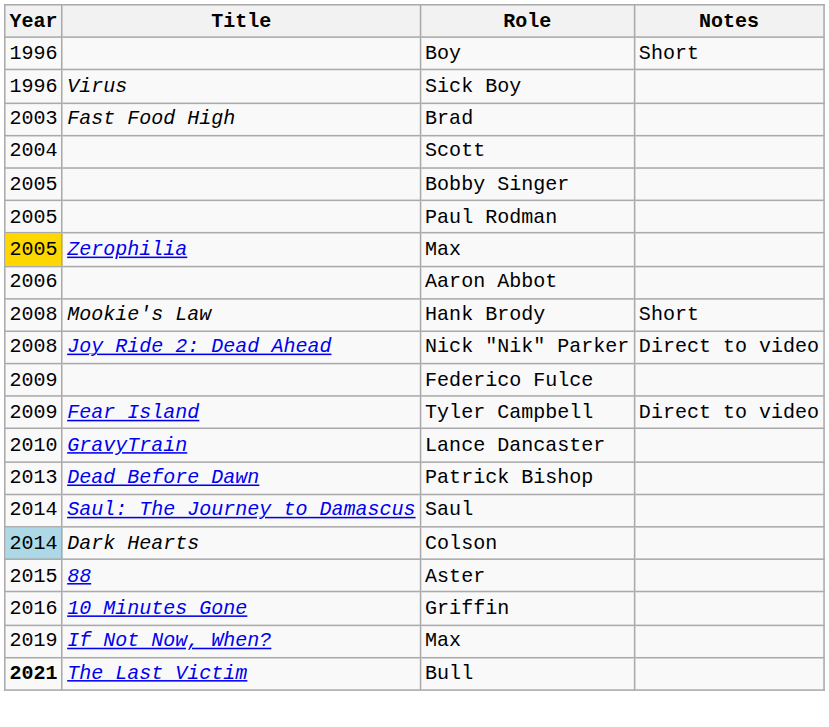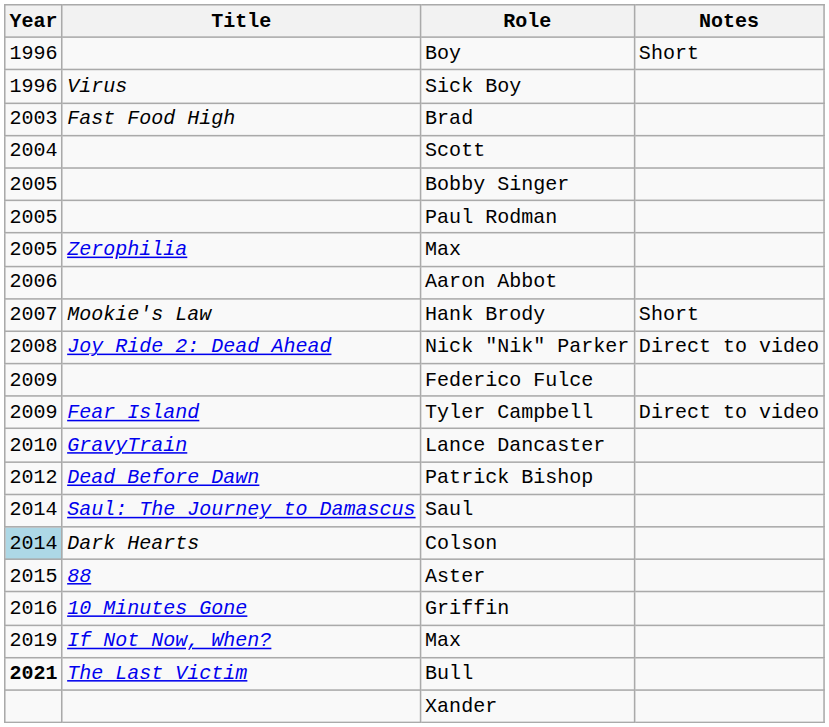(34, 249) gold background -> (34, 249) no background
(34, 315) 2008 -> (34, 315) 2007
(34, 478) 2013 -> (34, 478) 2012
+ row: (241, 706)
